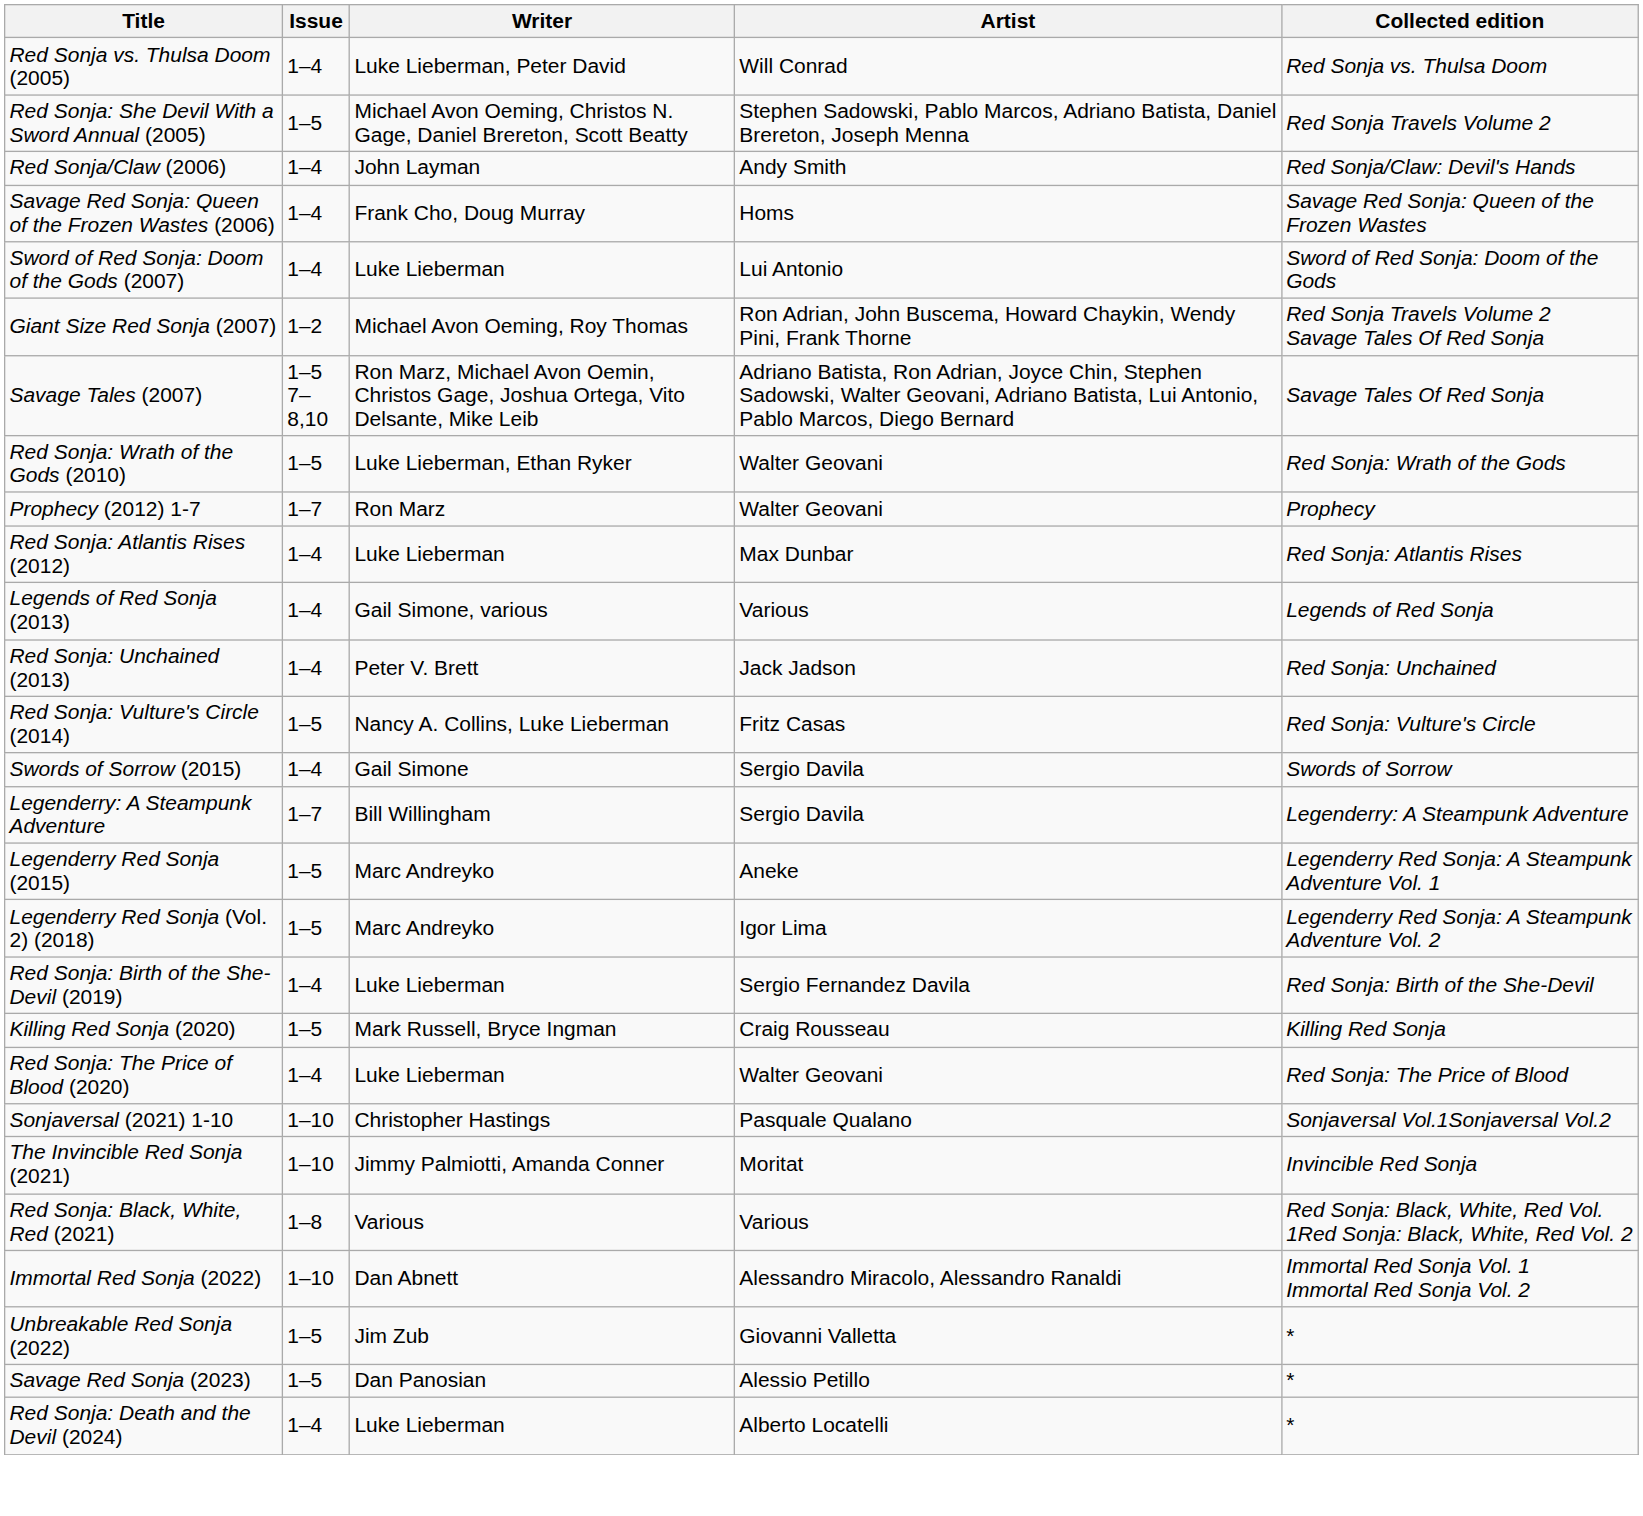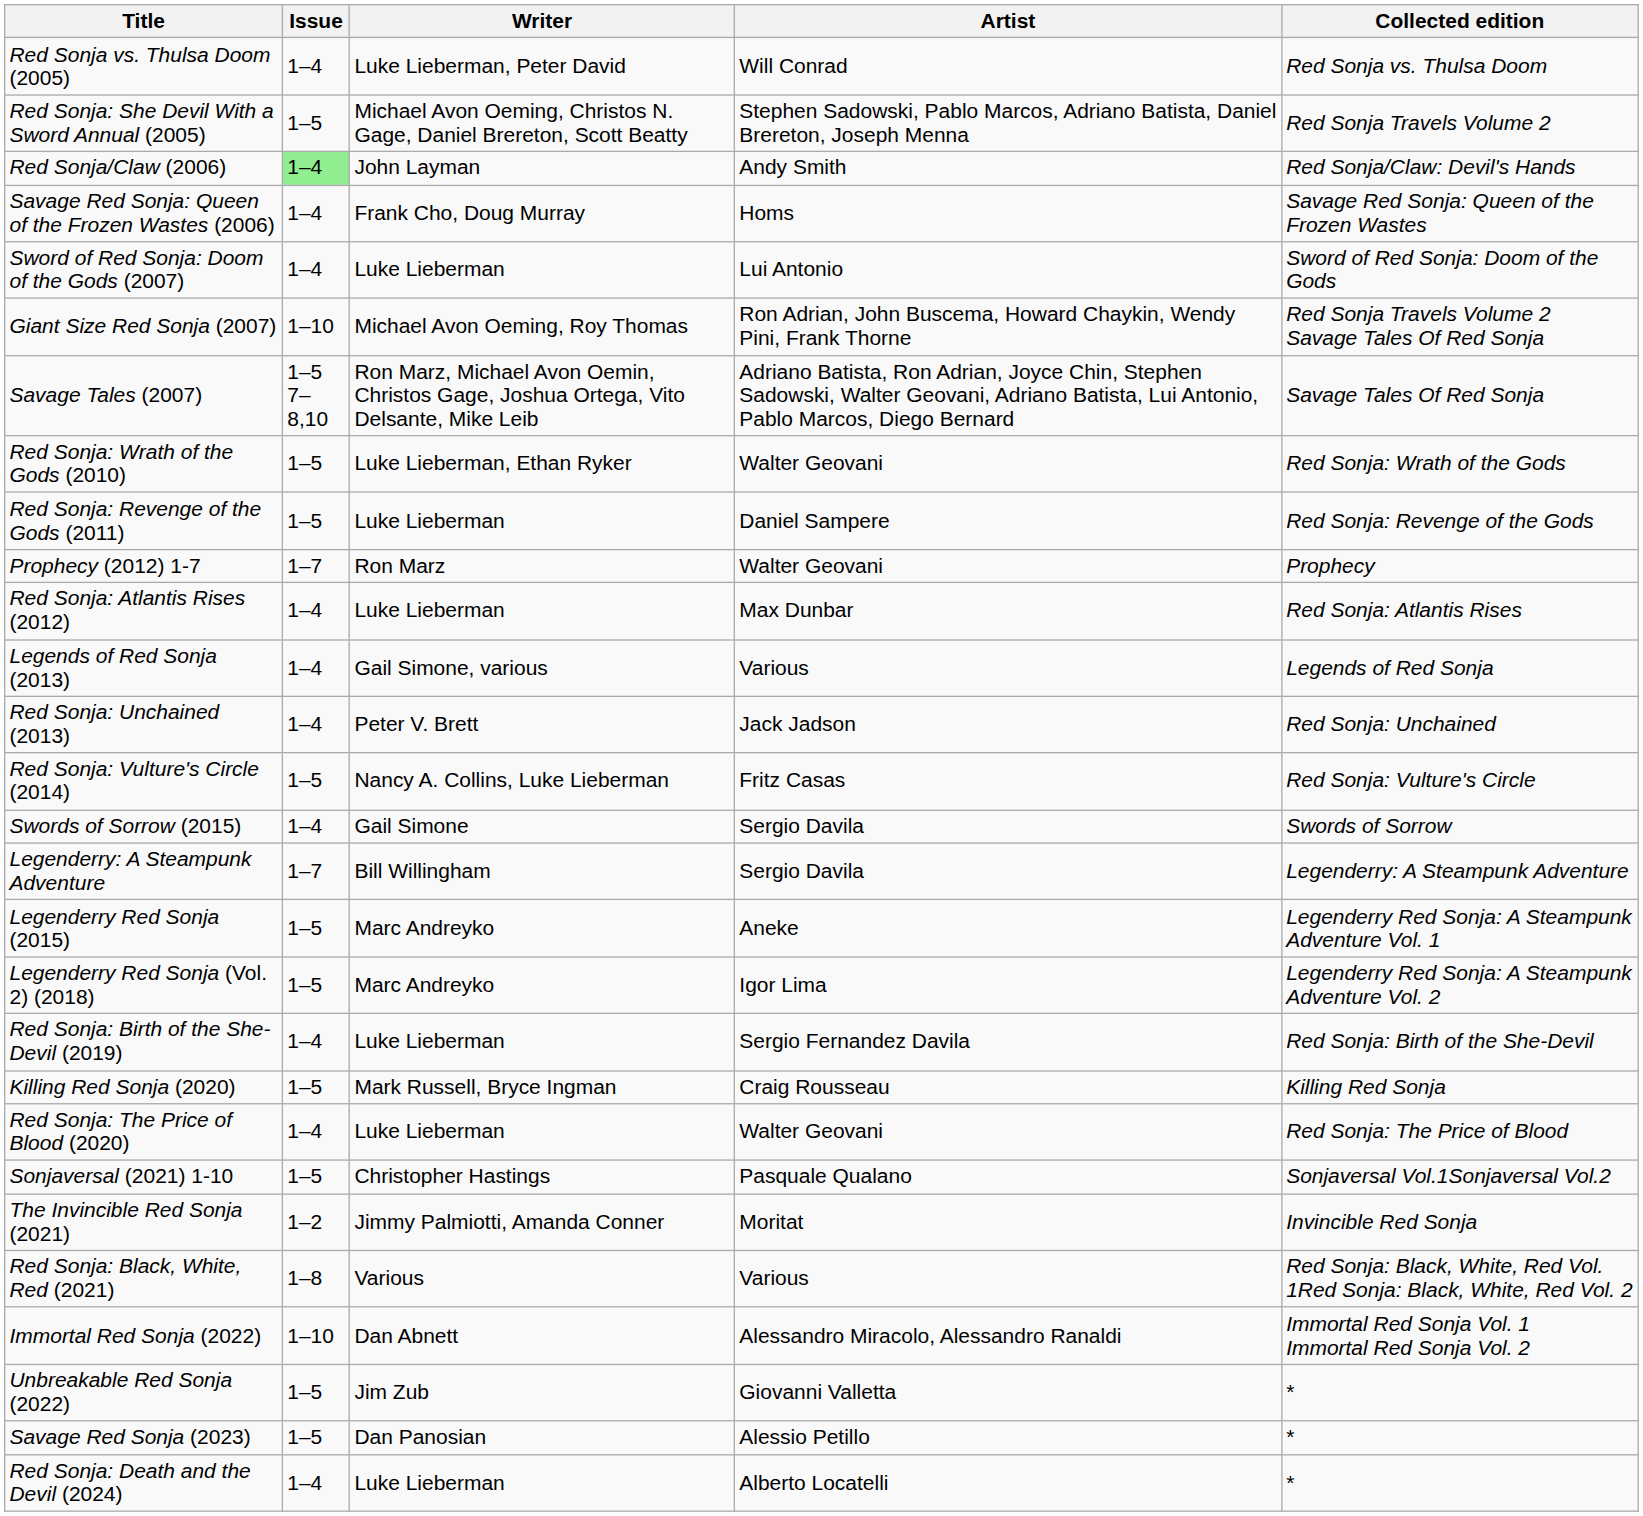(305, 168) no background -> (305, 168) lightgreen background
(305, 326) 1–2 -> (311, 326) 1–10
+ row: (135, 520)
(311, 1120) 1–10 -> (305, 1176) 1–5
(311, 1165) 1–10 -> (305, 1221) 1–2
